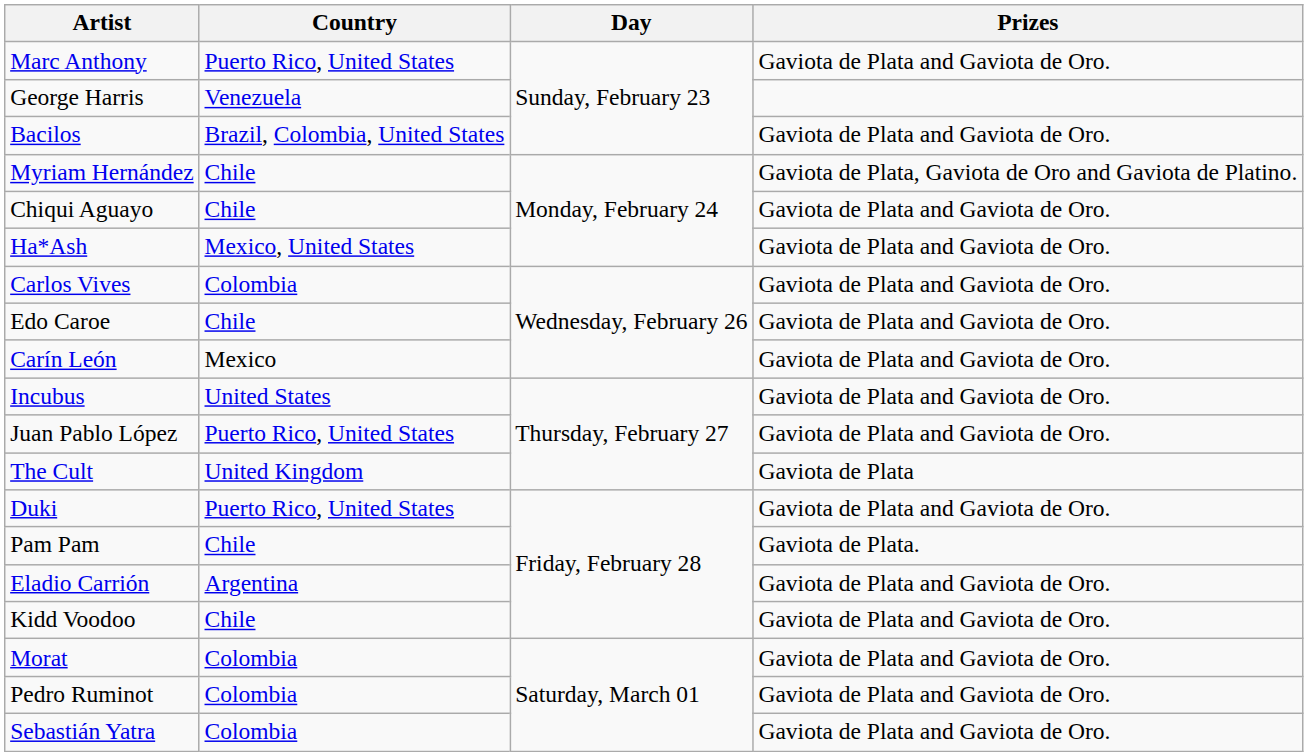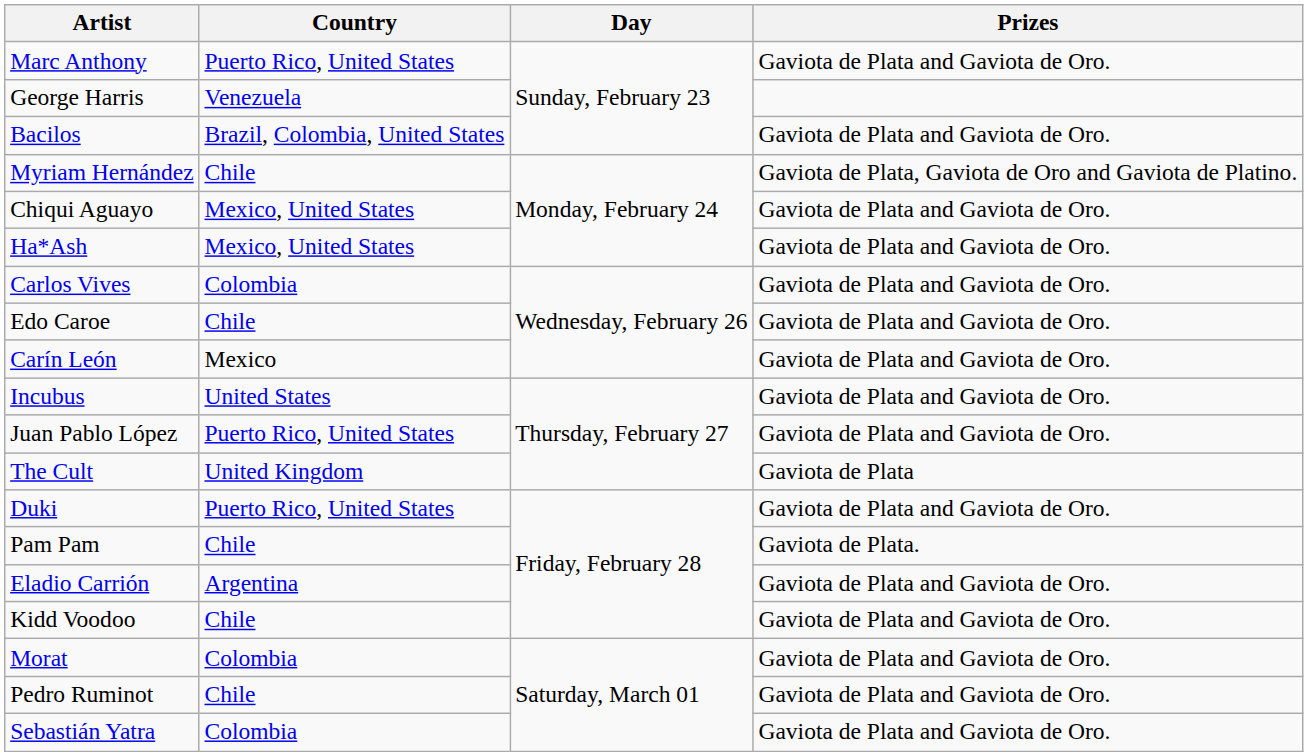(230, 209) Chile -> (309, 209) Mexico, United States
(251, 694) Colombia -> (230, 694) Chile
